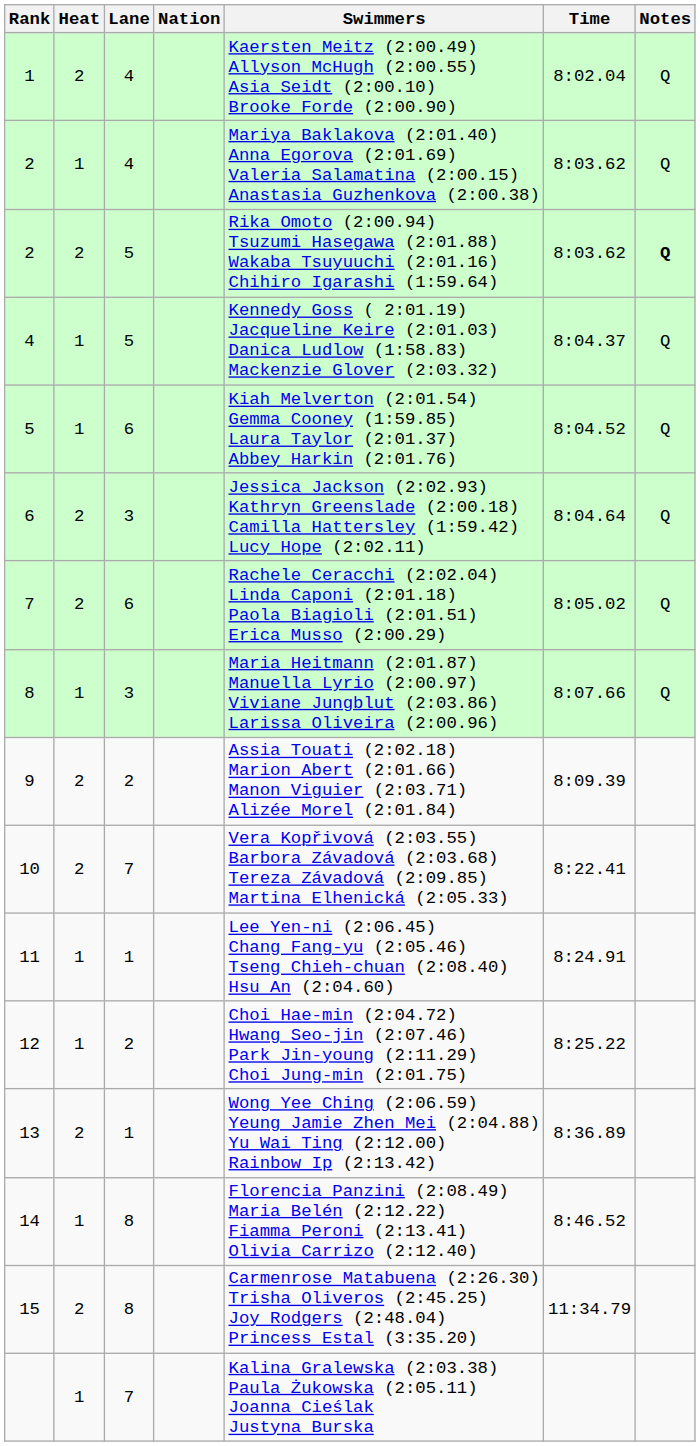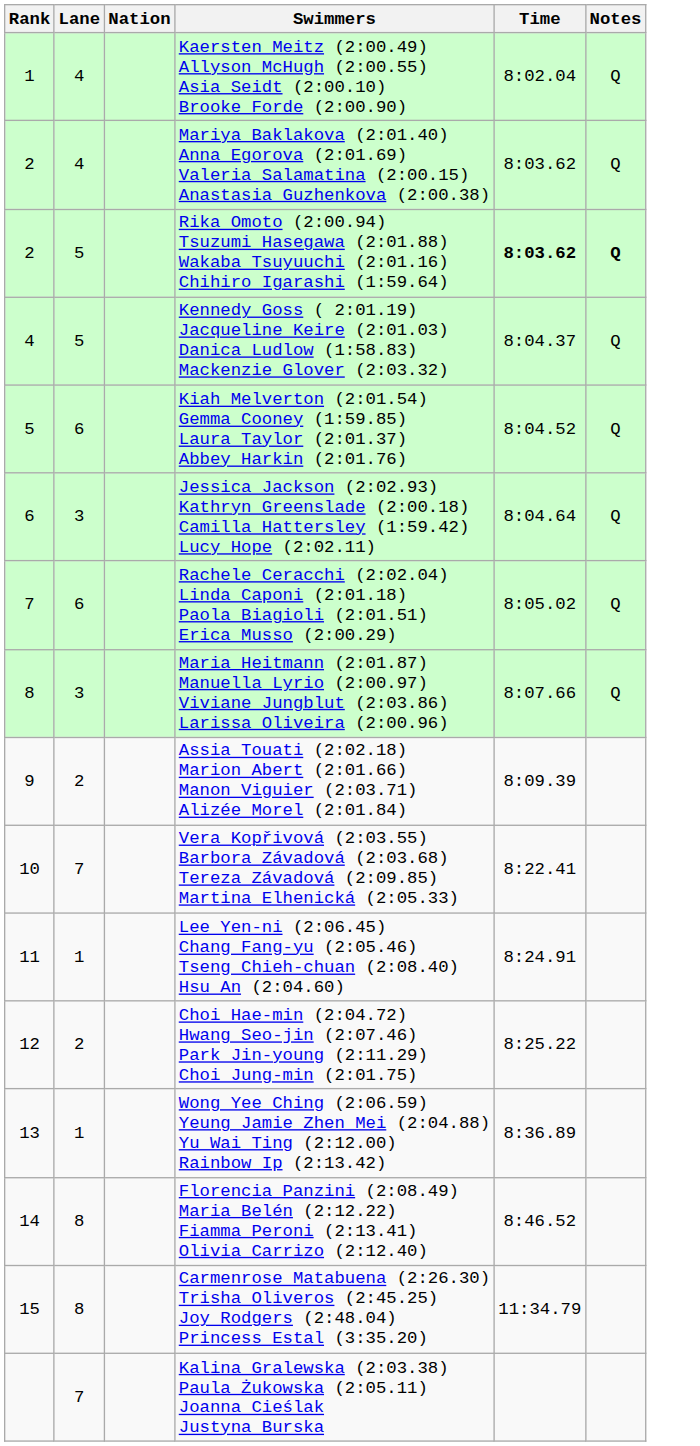- column: (79, 19)
(590, 253) normal -> (540, 253) bold
